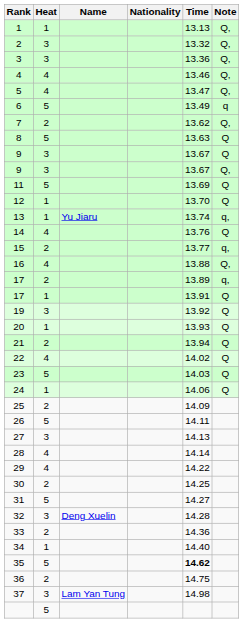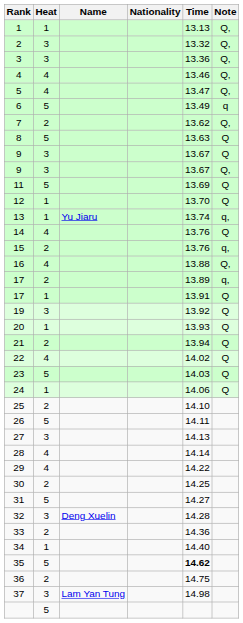(197, 248) 13.77 -> (197, 248) 13.76
(197, 405) 14.09 -> (197, 405) 14.10
